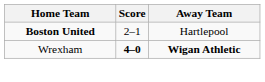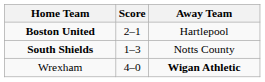+ row: (60, 49)
(132, 49) bold -> (132, 67) normal
